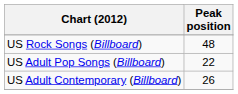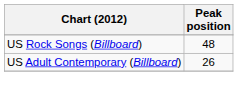- row: (86, 62)
